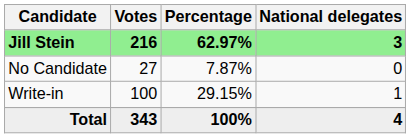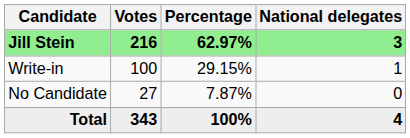rows swapped: (36, 94) <-> (58, 68)
